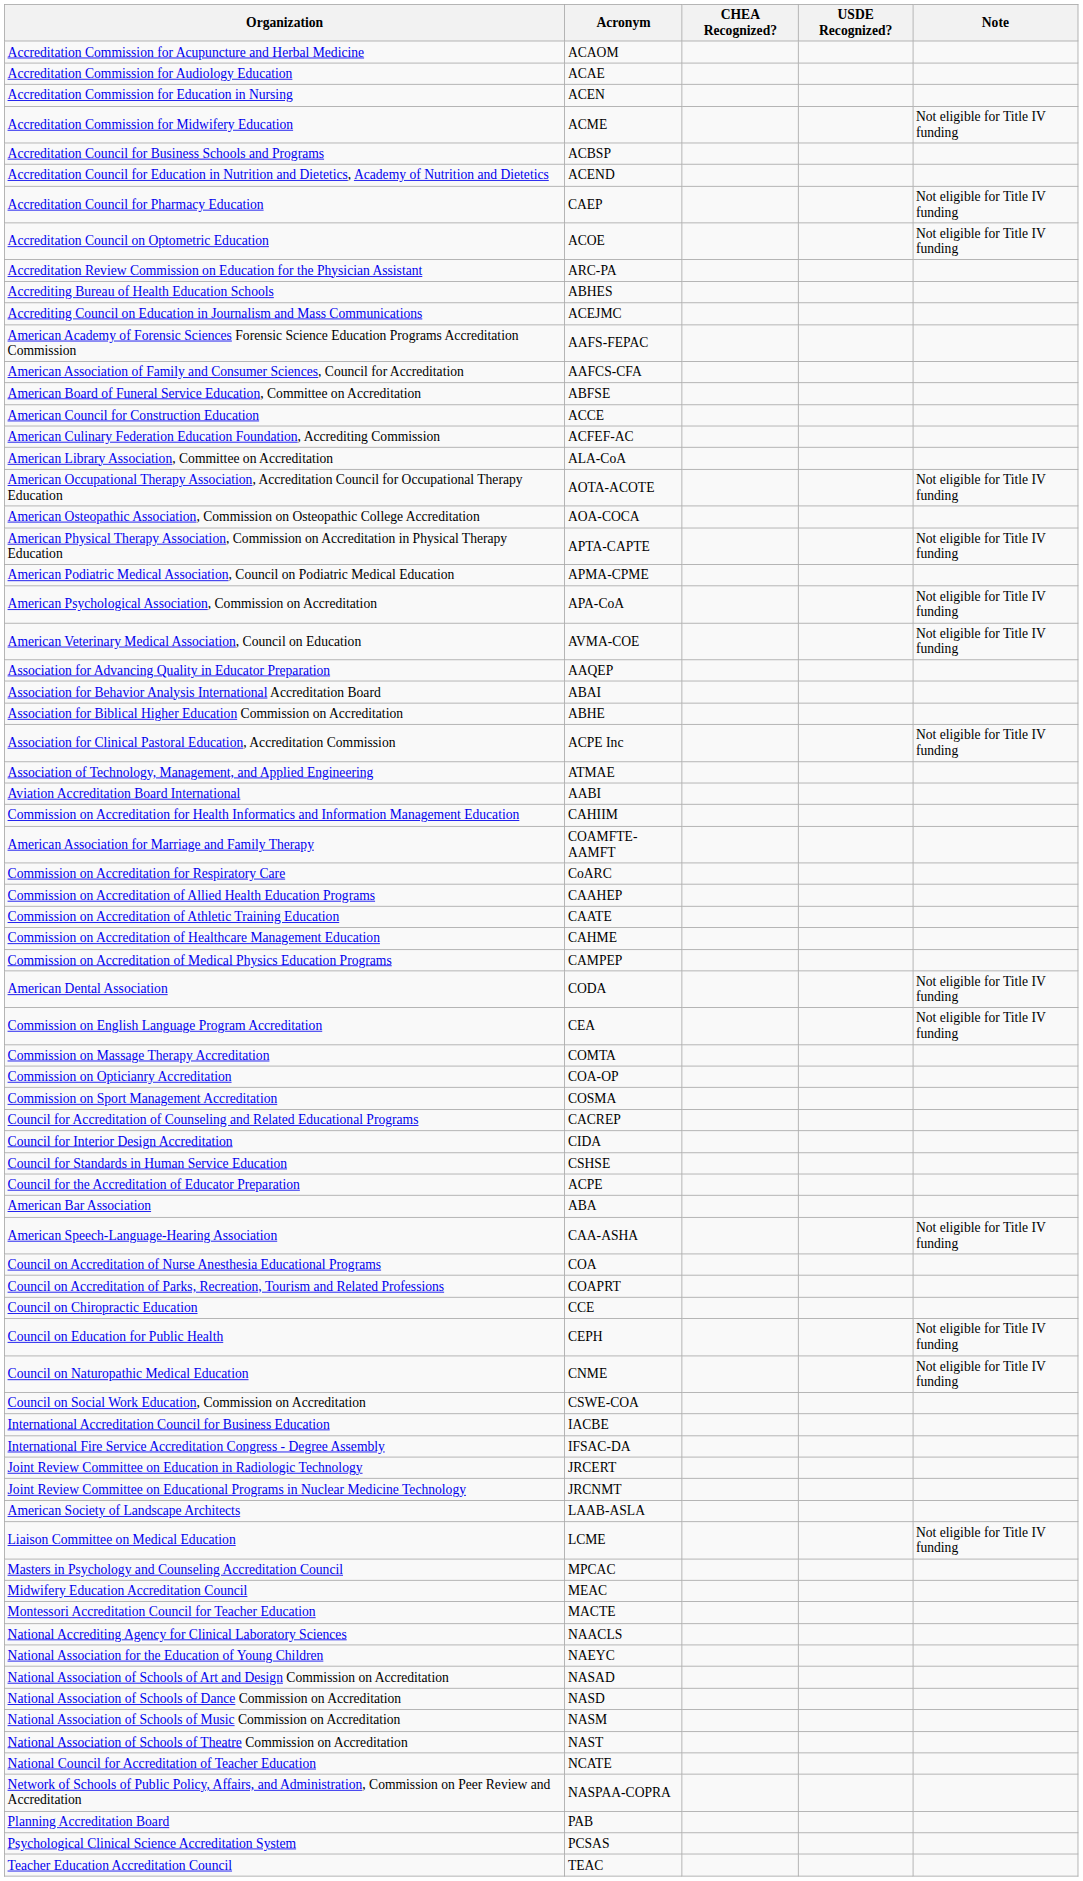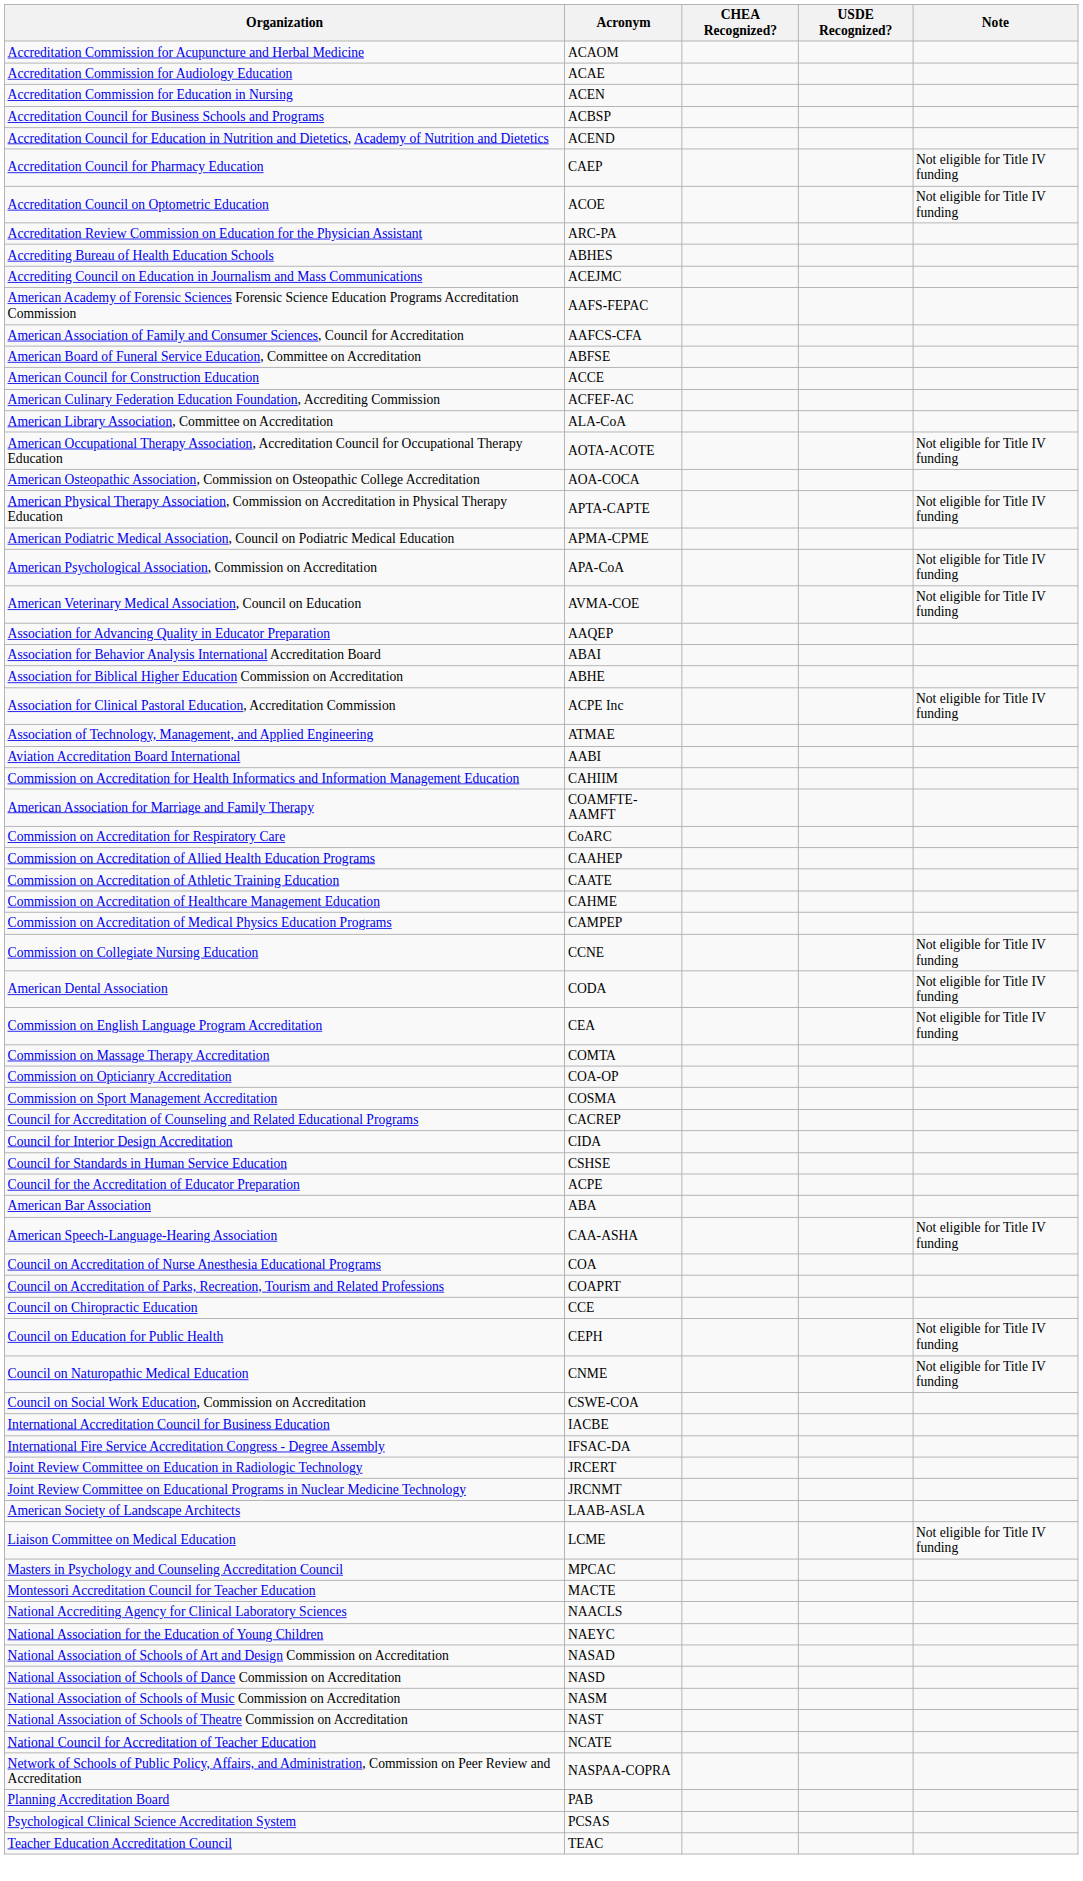- row: (150, 124)
+ row: (133, 952)
- row: (127, 1591)
